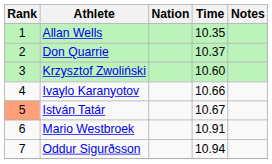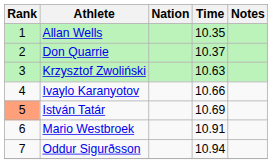(210, 71) 10.60 -> (210, 71) 10.63
(210, 110) 10.67 -> (210, 110) 10.69
